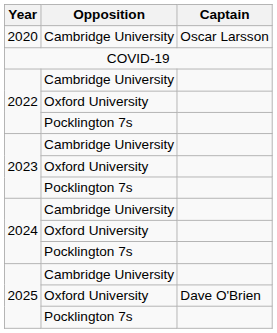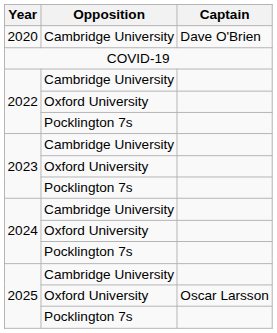(225, 36) Oscar Larsson -> (221, 36) Dave O'Brien
(221, 295) Dave O'Brien -> (225, 295) Oscar Larsson
